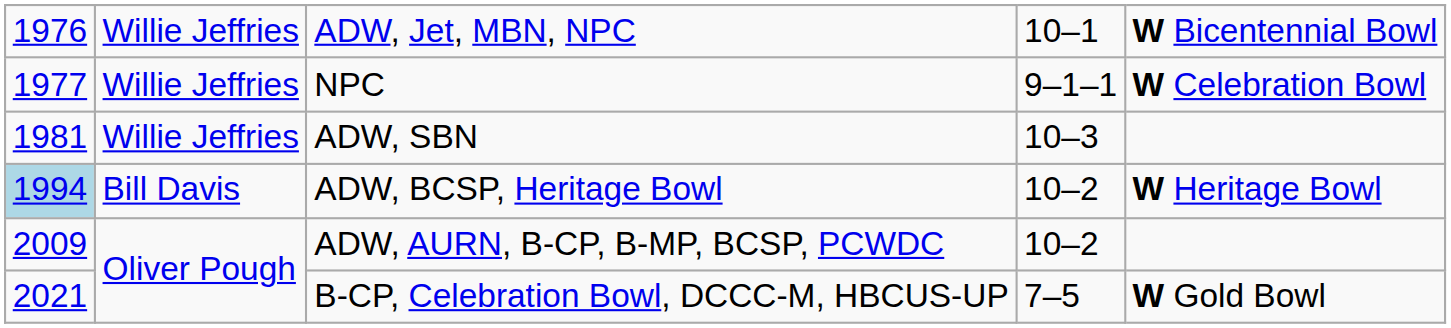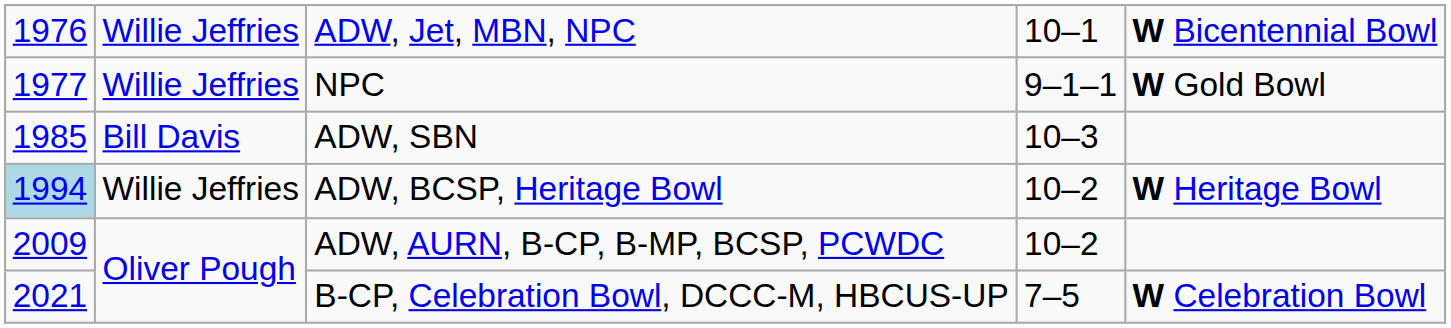(1279, 84) W Celebration Bowl -> (1229, 84) W Gold Bowl
(50, 137) 1981 -> (50, 137) 1985
(201, 137) Willie Jeffries -> (171, 137) Bill Davis
(171, 190) Bill Davis -> (201, 190) Willie Jeffries
(1229, 296) W Gold Bowl -> (1279, 296) W Celebration Bowl
